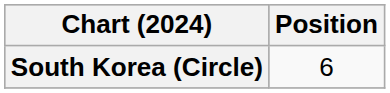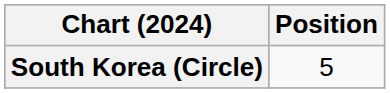(326, 66) 6 -> (326, 66) 5
